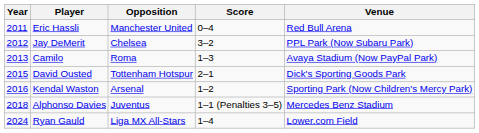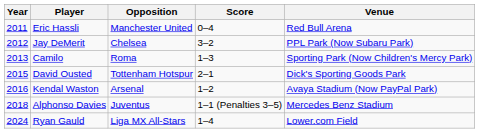(362, 58) Avaya Stadium (Now PayPal Park) -> (379, 58) Sporting Park (Now Children's Mercy Park)
(379, 89) Sporting Park (Now Children's Mercy Park) -> (362, 89) Avaya Stadium (Now PayPal Park)
